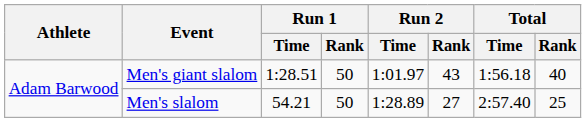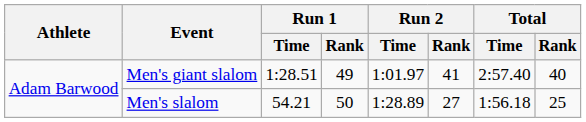(345, 74) 50 -> (345, 74) 49
(451, 74) 43 -> (451, 74) 41
(504, 74) 1:56.18 -> (504, 74) 2:57.40
(504, 103) 2:57.40 -> (504, 103) 1:56.18
